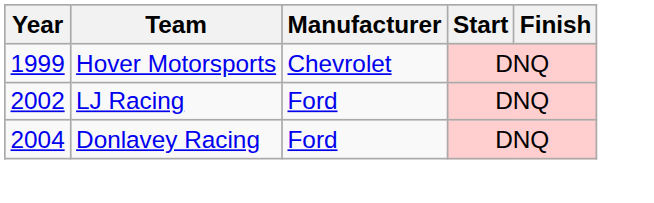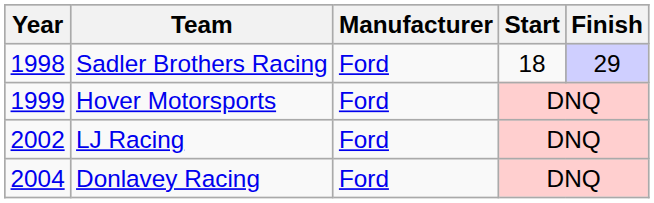+ row: (202, 63)
(340, 63) Chevrolet -> (364, 101) Ford
